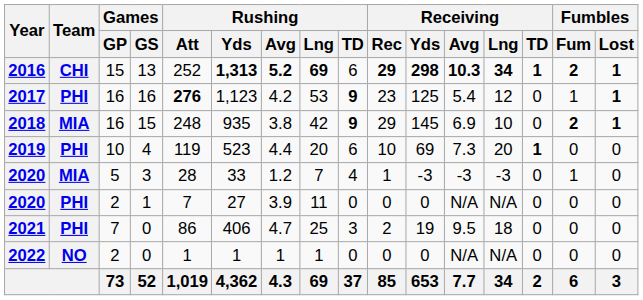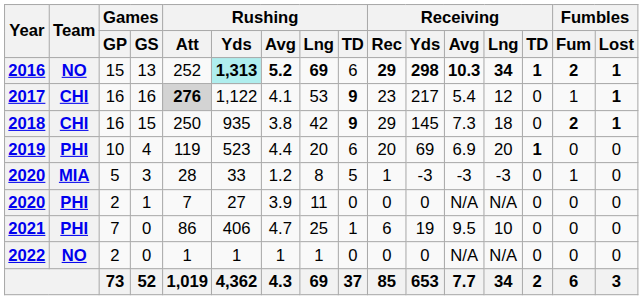(74, 70) CHI -> (74, 70) NO
(237, 70) no background -> (237, 70) paleturquoise background
(74, 96) PHI -> (74, 96) CHI
(187, 96) no background -> (187, 96) lightgrey background
(237, 96) 1,123 -> (237, 96) 1,122
(280, 96) 4.2 -> (280, 96) 4.1
(425, 96) 125 -> (425, 96) 217
(74, 123) MIA -> (74, 123) CHI
(187, 123) 248 -> (187, 123) 250
(464, 123) 6.9 -> (464, 123) 7.3
(503, 123) 10 -> (503, 123) 18
(387, 149) 10 -> (387, 149) 20
(464, 149) 7.3 -> (464, 149) 6.9
(319, 176) 7 -> (319, 176) 8
(353, 176) 4 -> (353, 176) 5
(353, 228) 3 -> (353, 228) 1
(387, 228) 2 -> (387, 228) 6
(503, 228) 18 -> (503, 228) 10
